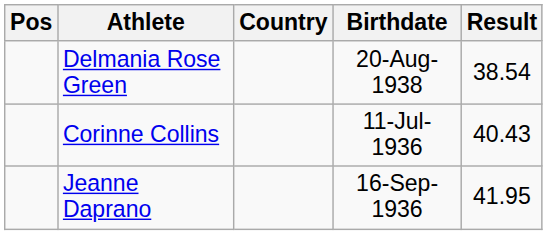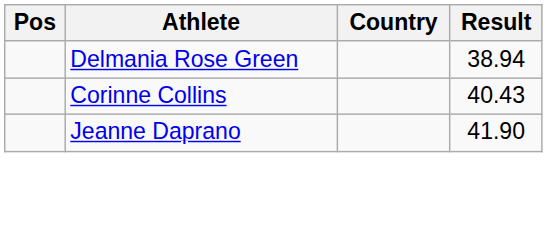- column: (397, 22)
(502, 72) 38.54 -> (496, 59) 38.94
(502, 197) 41.95 -> (496, 132) 41.90
